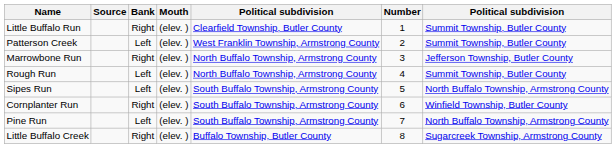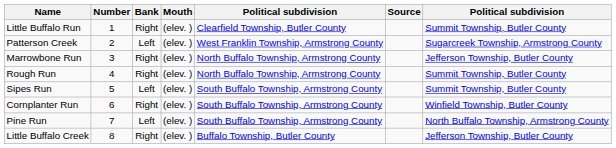columns swapped: (402, 12) <-> (110, 12)
(496, 43) Summit Township, Butler County -> (514, 43) Sugarcreek Township, Armstrong County
(143, 74) Left -> (147, 74) Right
(517, 89) North Buffalo Township, Armstrong County -> (496, 89) Summit Township, Butler County
(514, 136) Sugarcreek Township, Armstrong County -> (499, 136) Jefferson Township, Butler County
